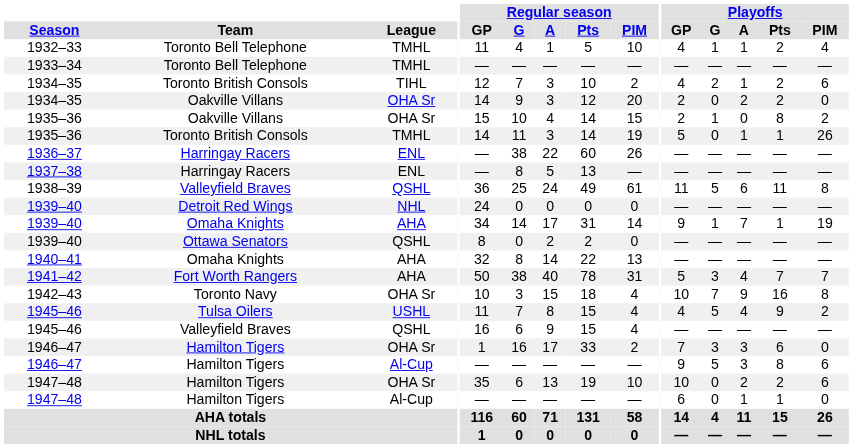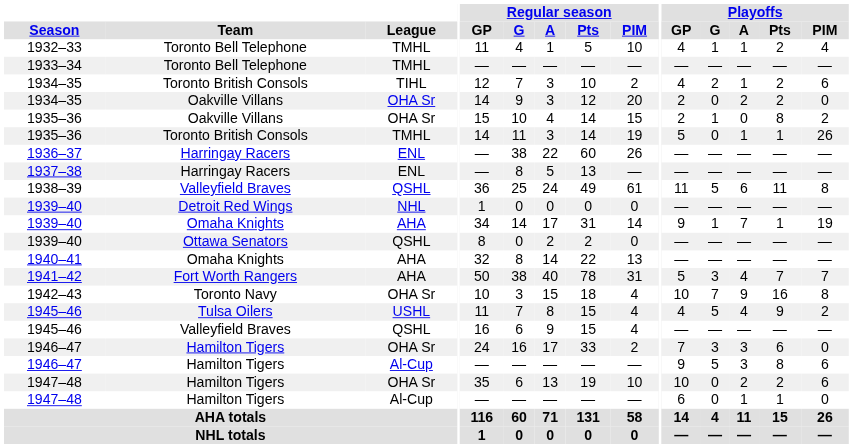(482, 206) 24 -> (482, 206) 1
(482, 347) 1 -> (482, 347) 24
